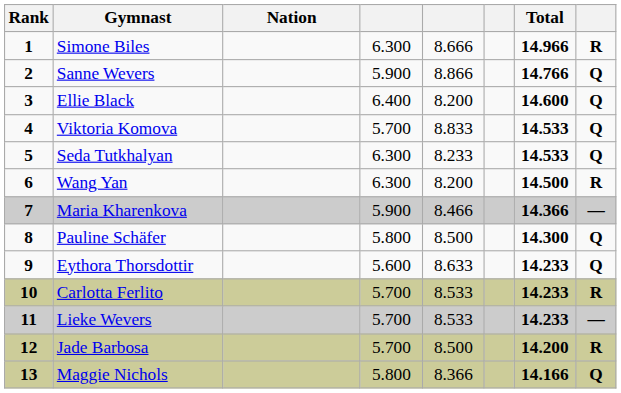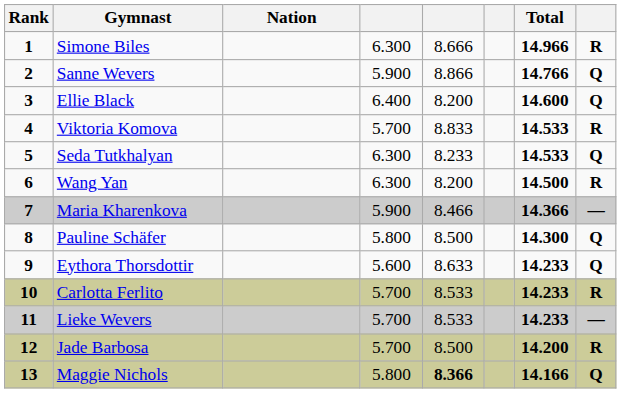(596, 127) Q -> (596, 127) R
(453, 374) normal -> (453, 374) bold
